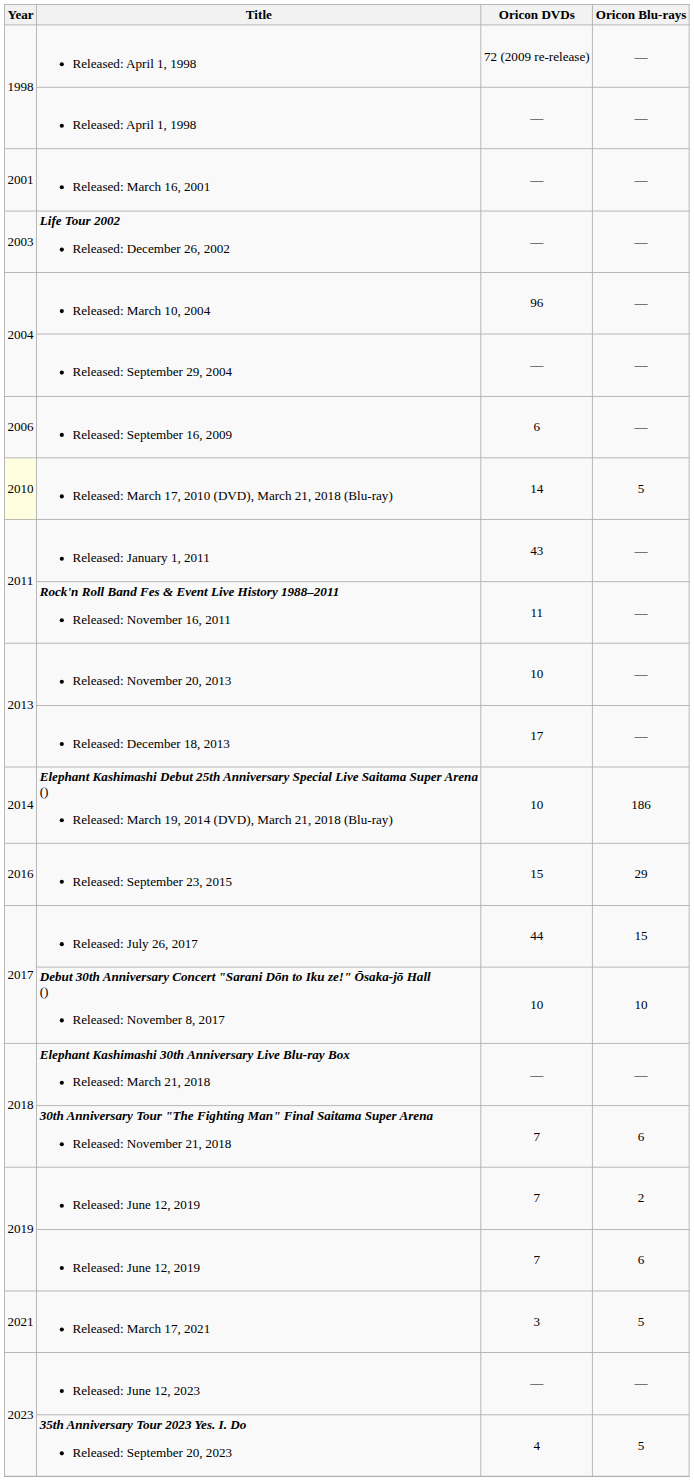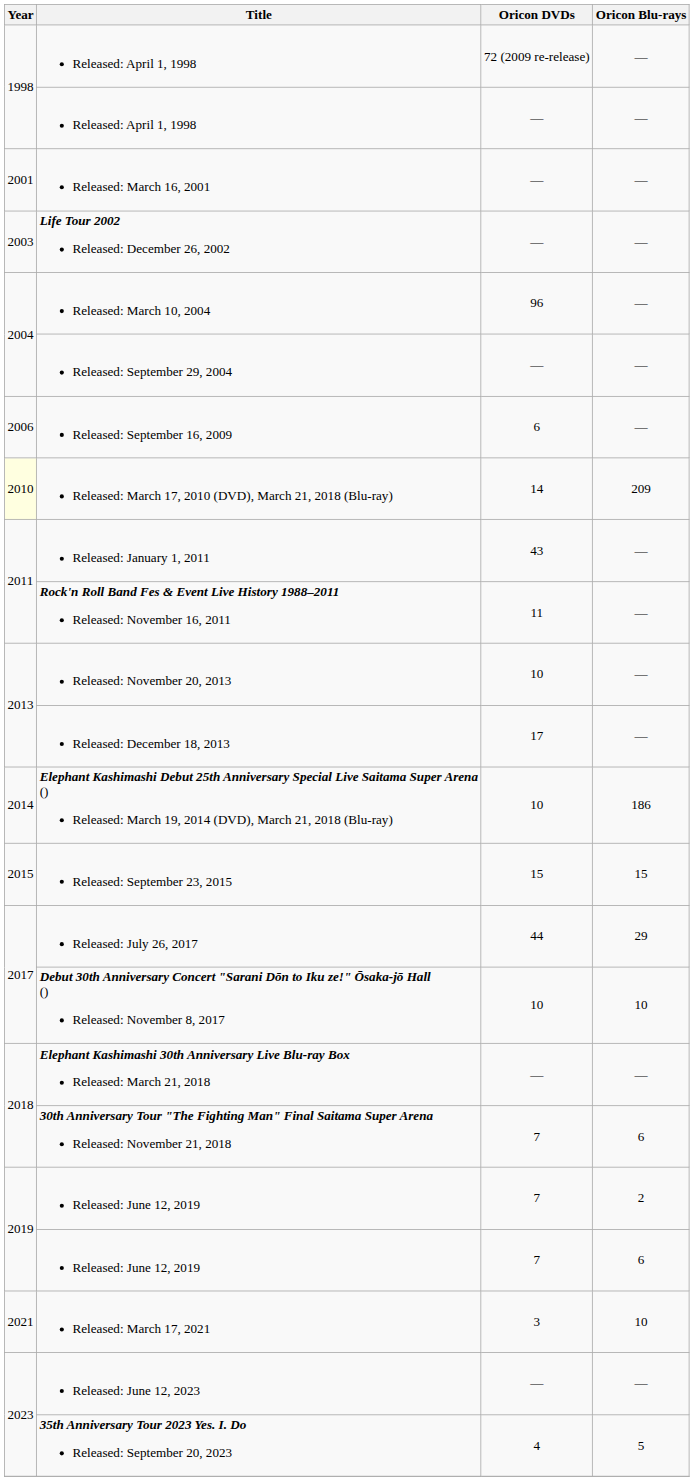(641, 488) 5 -> (641, 488) 209
(21, 874) 2016 -> (21, 874) 2015
(641, 874) 29 -> (641, 874) 15
(641, 936) 15 -> (641, 936) 29
(641, 1321) 5 -> (641, 1321) 10
